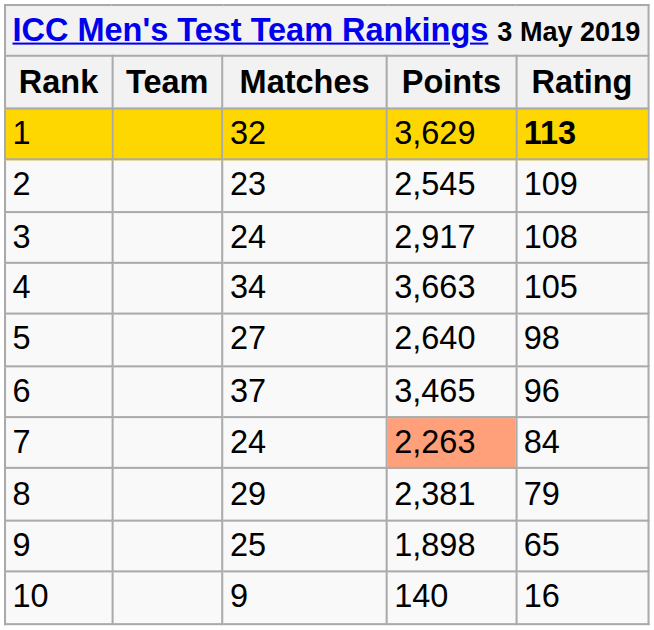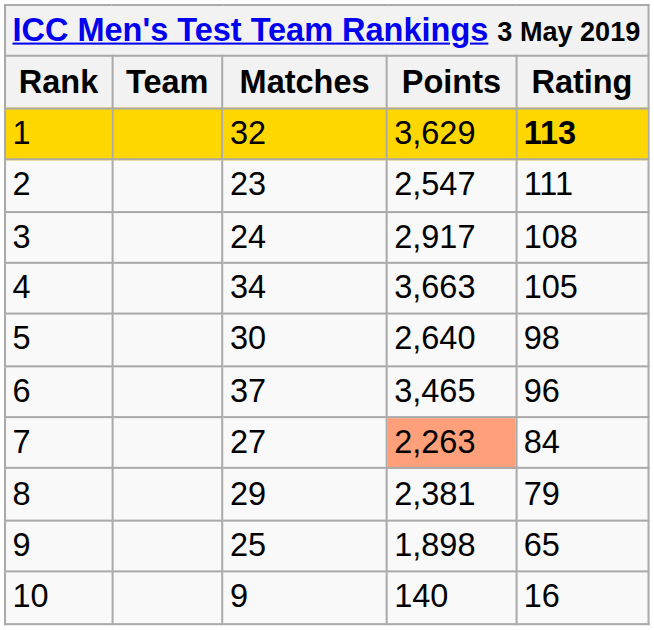(435, 184) 2,545 -> (435, 184) 2,547
(551, 184) 109 -> (548, 184) 111
(248, 339) 27 -> (248, 339) 30
(248, 442) 24 -> (248, 442) 27
